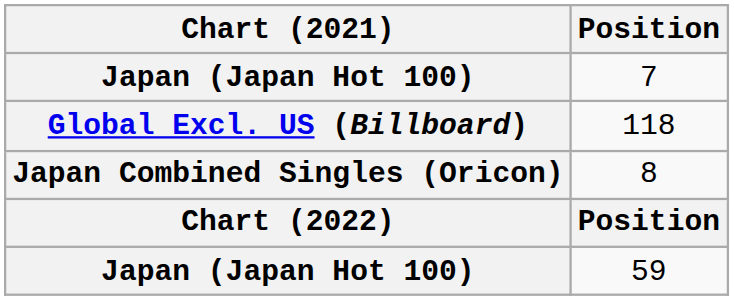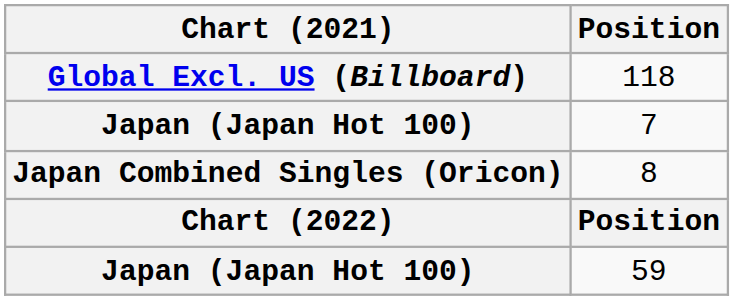rows swapped: (649, 126) <-> (649, 78)
